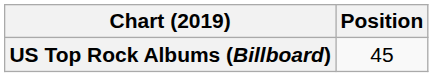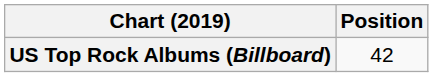(382, 54) 45 -> (382, 54) 42
